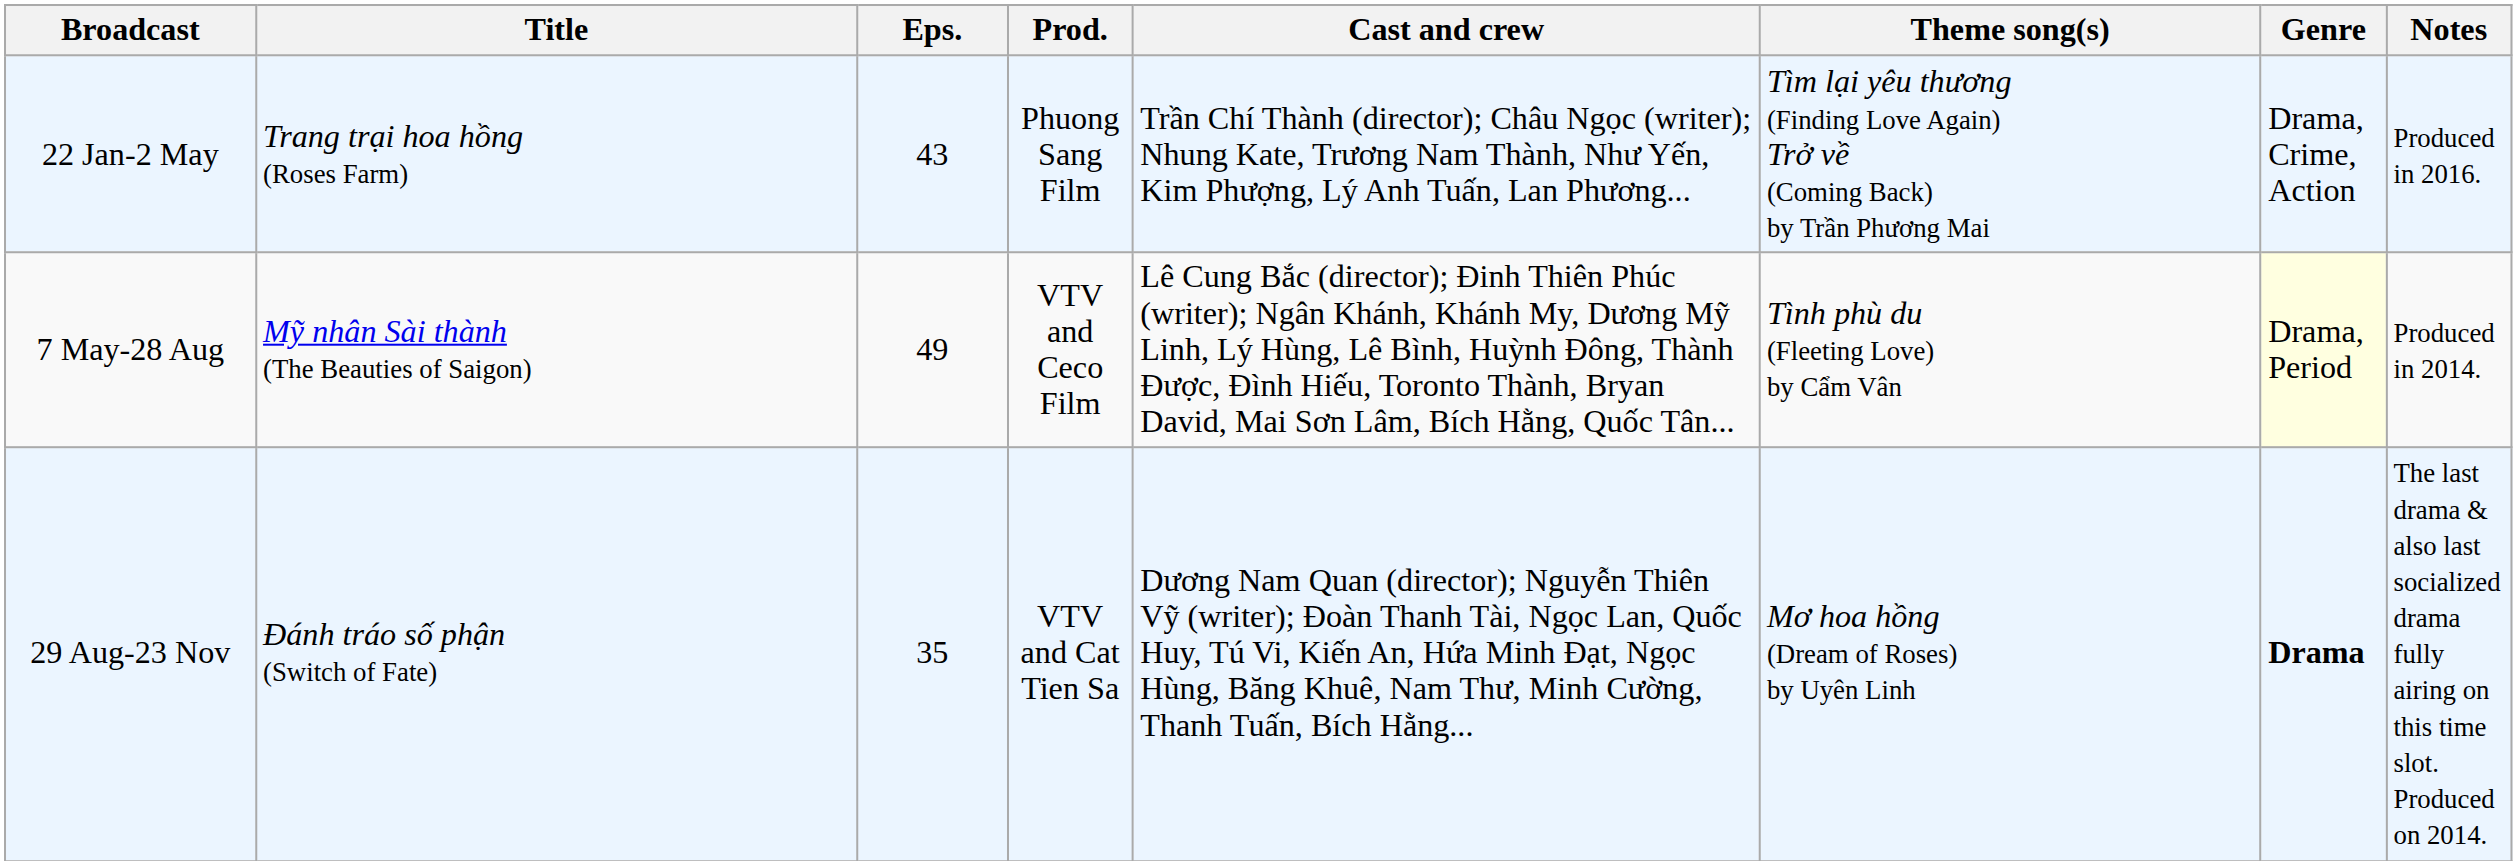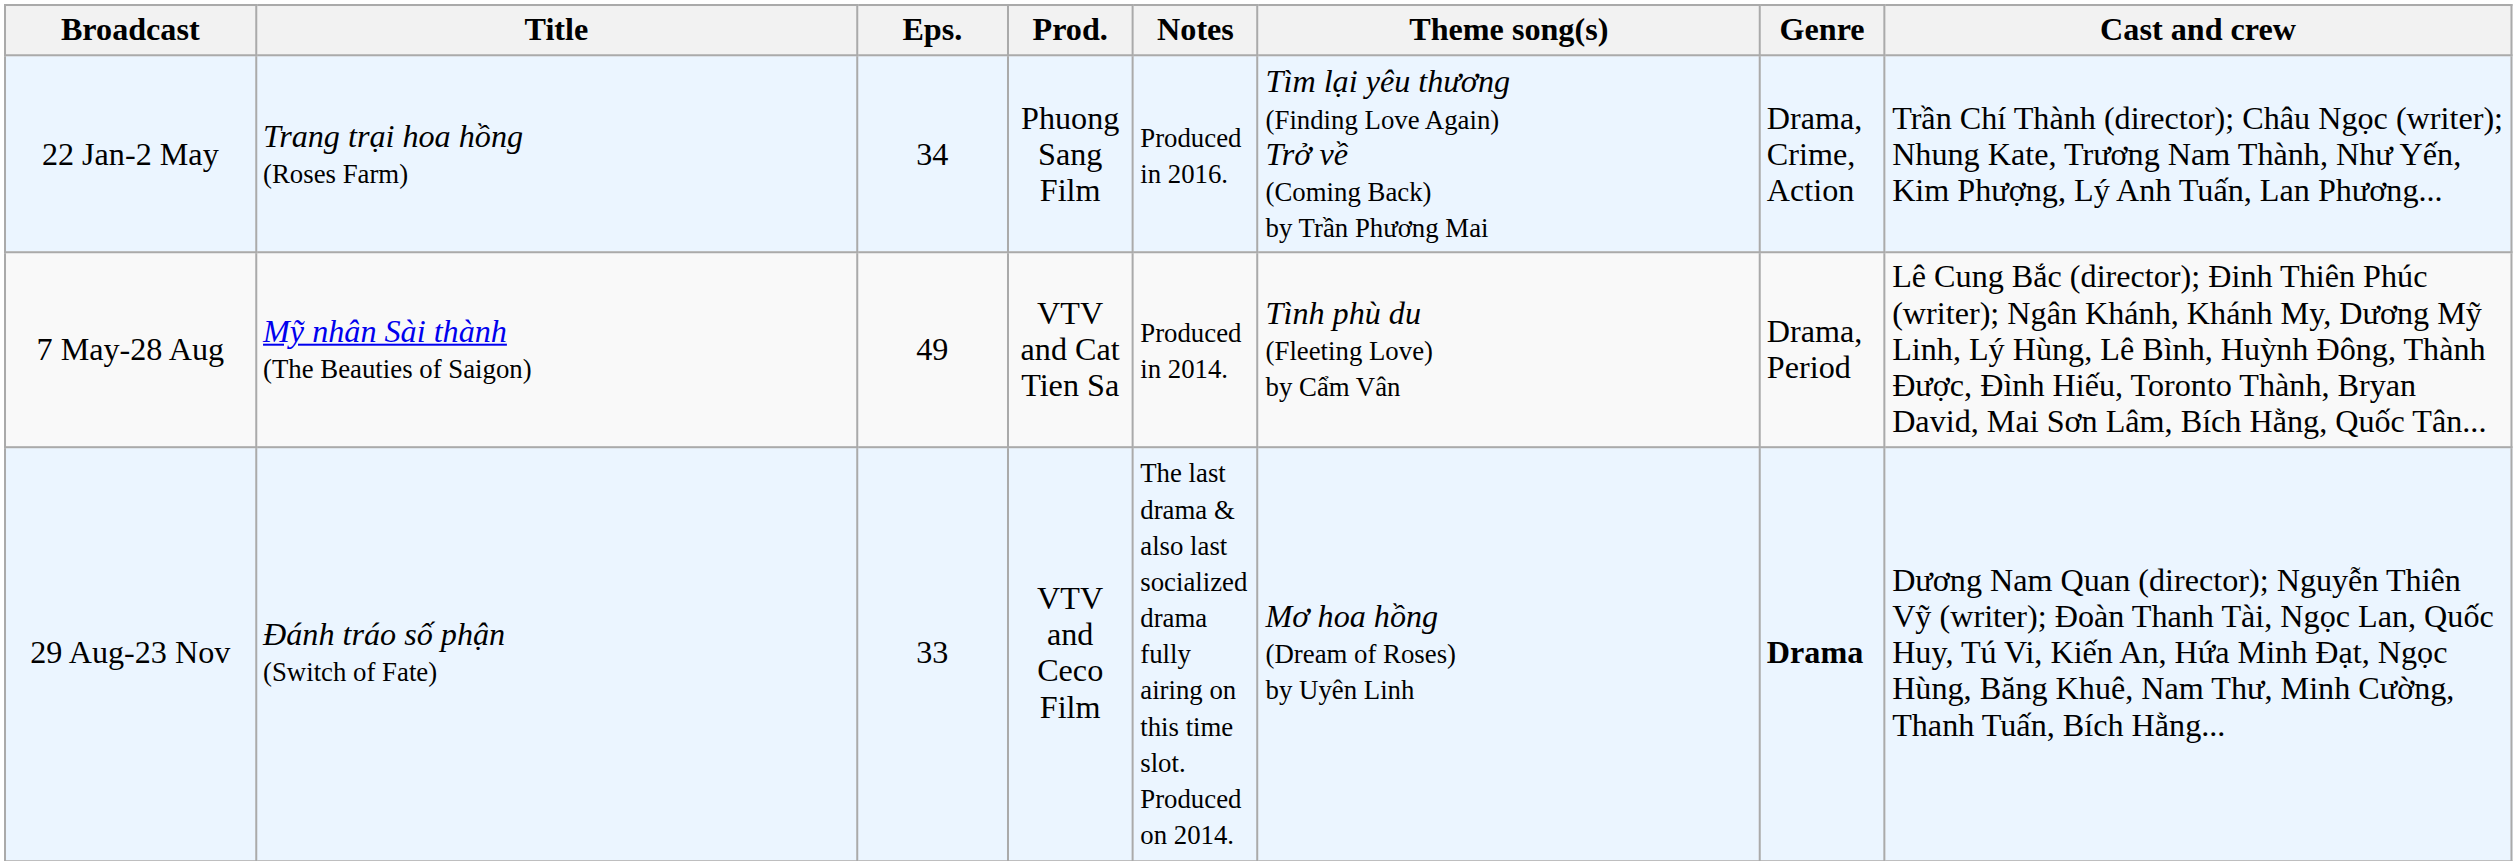columns swapped: (1446, 30) <-> (2449, 30)
(932, 153) 43 -> (932, 153) 34
(1070, 349) VTV and Ceco Film -> (1070, 349) VTV and Cat Tien Sa
(2316, 349) lightyellow background -> (1815, 349) no background
(932, 653) 35 -> (932, 653) 33
(1070, 653) VTV and Cat Tien Sa -> (1070, 653) VTV and Ceco Film
